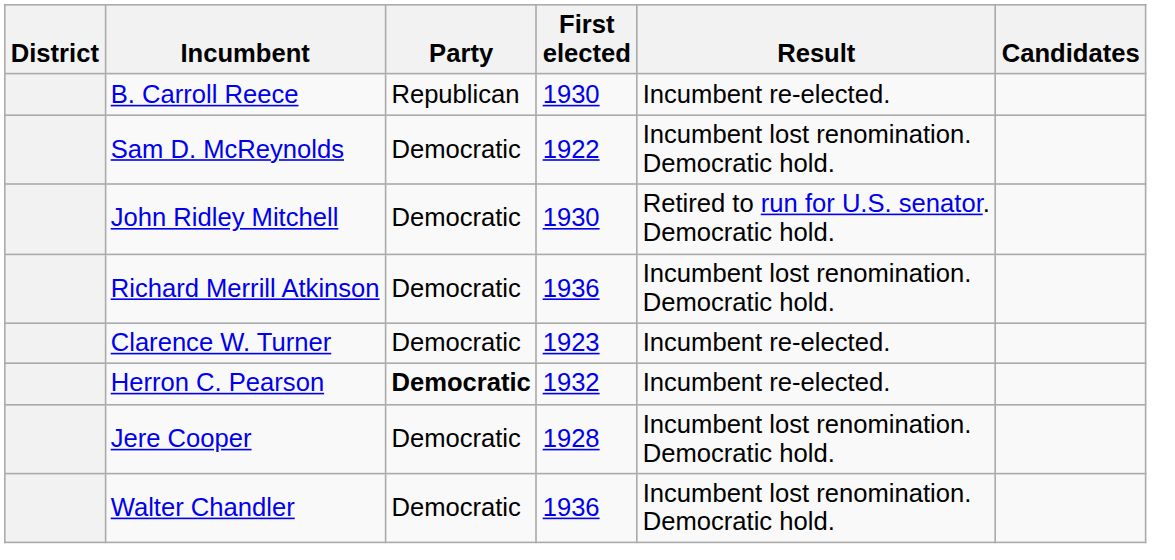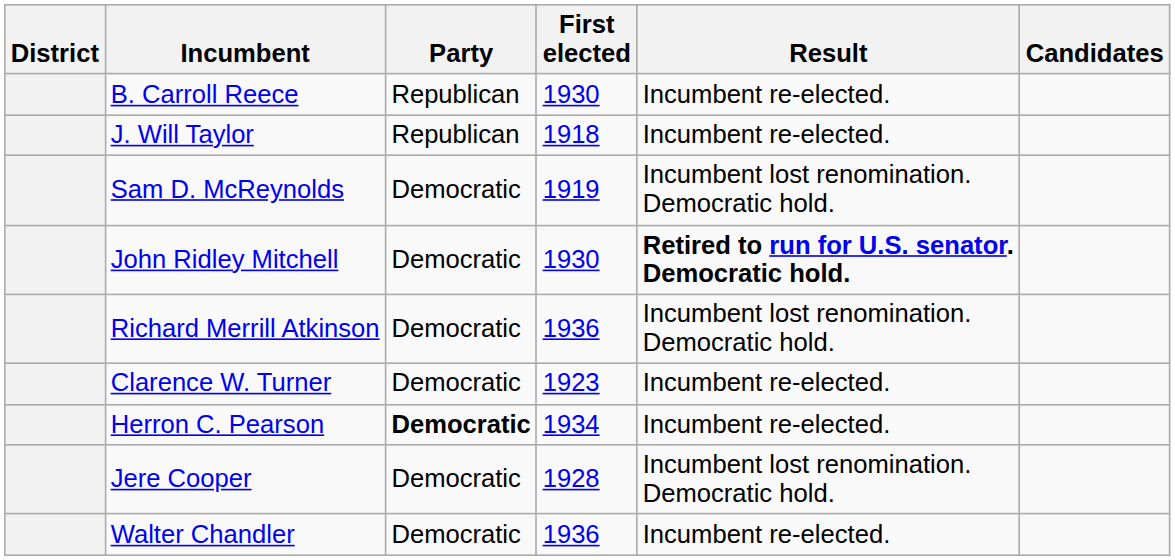+ row: (182, 134)
(571, 149) 1922 -> (571, 189) 1919
(816, 218) normal -> (828, 259) bold
(571, 383) 1932 -> (571, 424) 1934
(807, 508) Incumbent lost renomination. Democratic hold. -> (766, 534) Incumbent re-elected.
